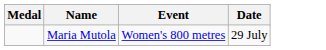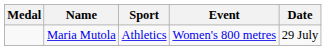+ column: (144, 14)
